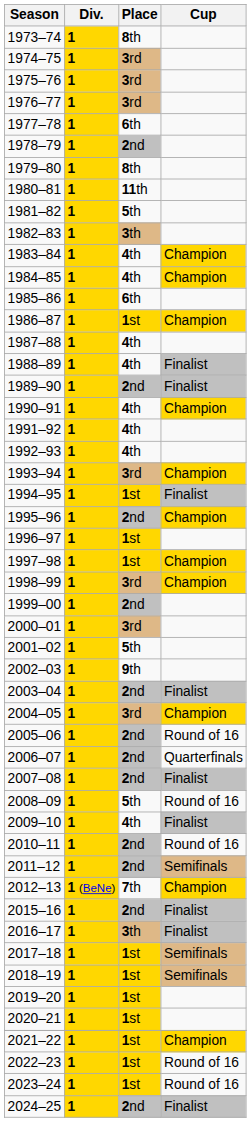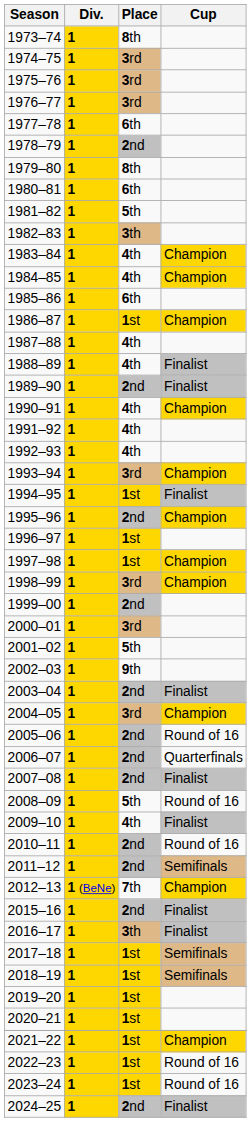(135, 189) 11th -> (131, 189) 6th
